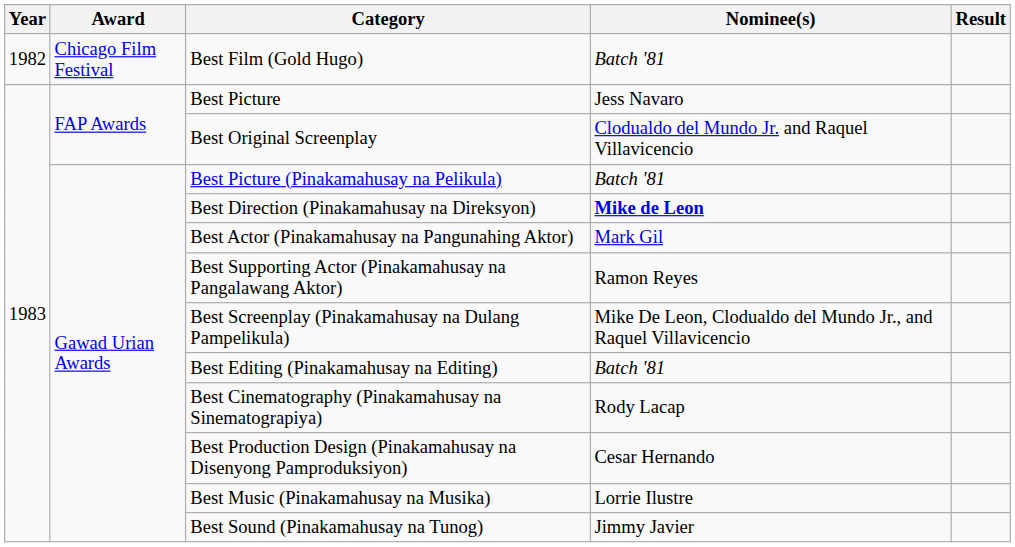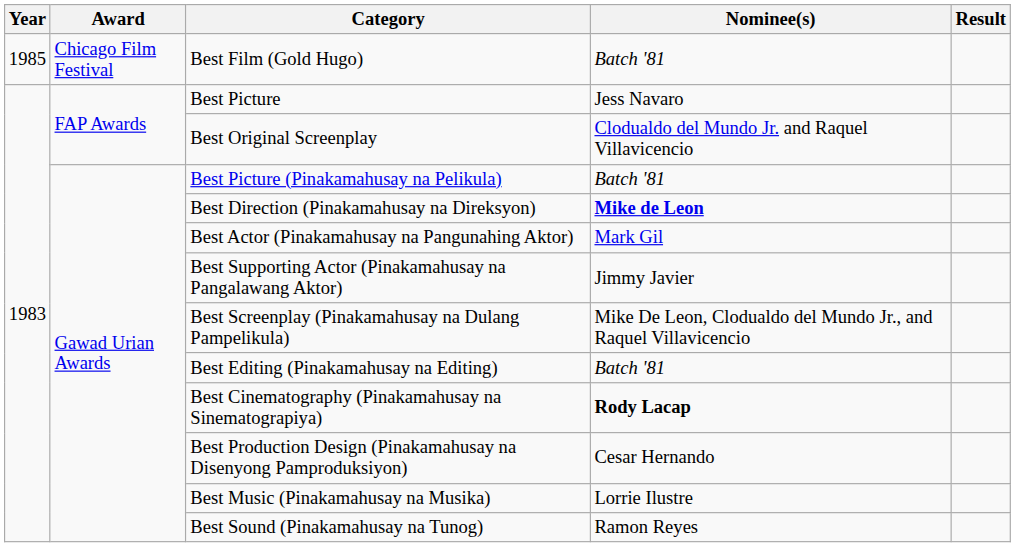(27, 59) 1982 -> (27, 59) 1985
(646, 277) Ramon Reyes -> (644, 277) Jimmy Javier
(640, 407) normal -> (643, 407) bold
(644, 527) Jimmy Javier -> (646, 527) Ramon Reyes
